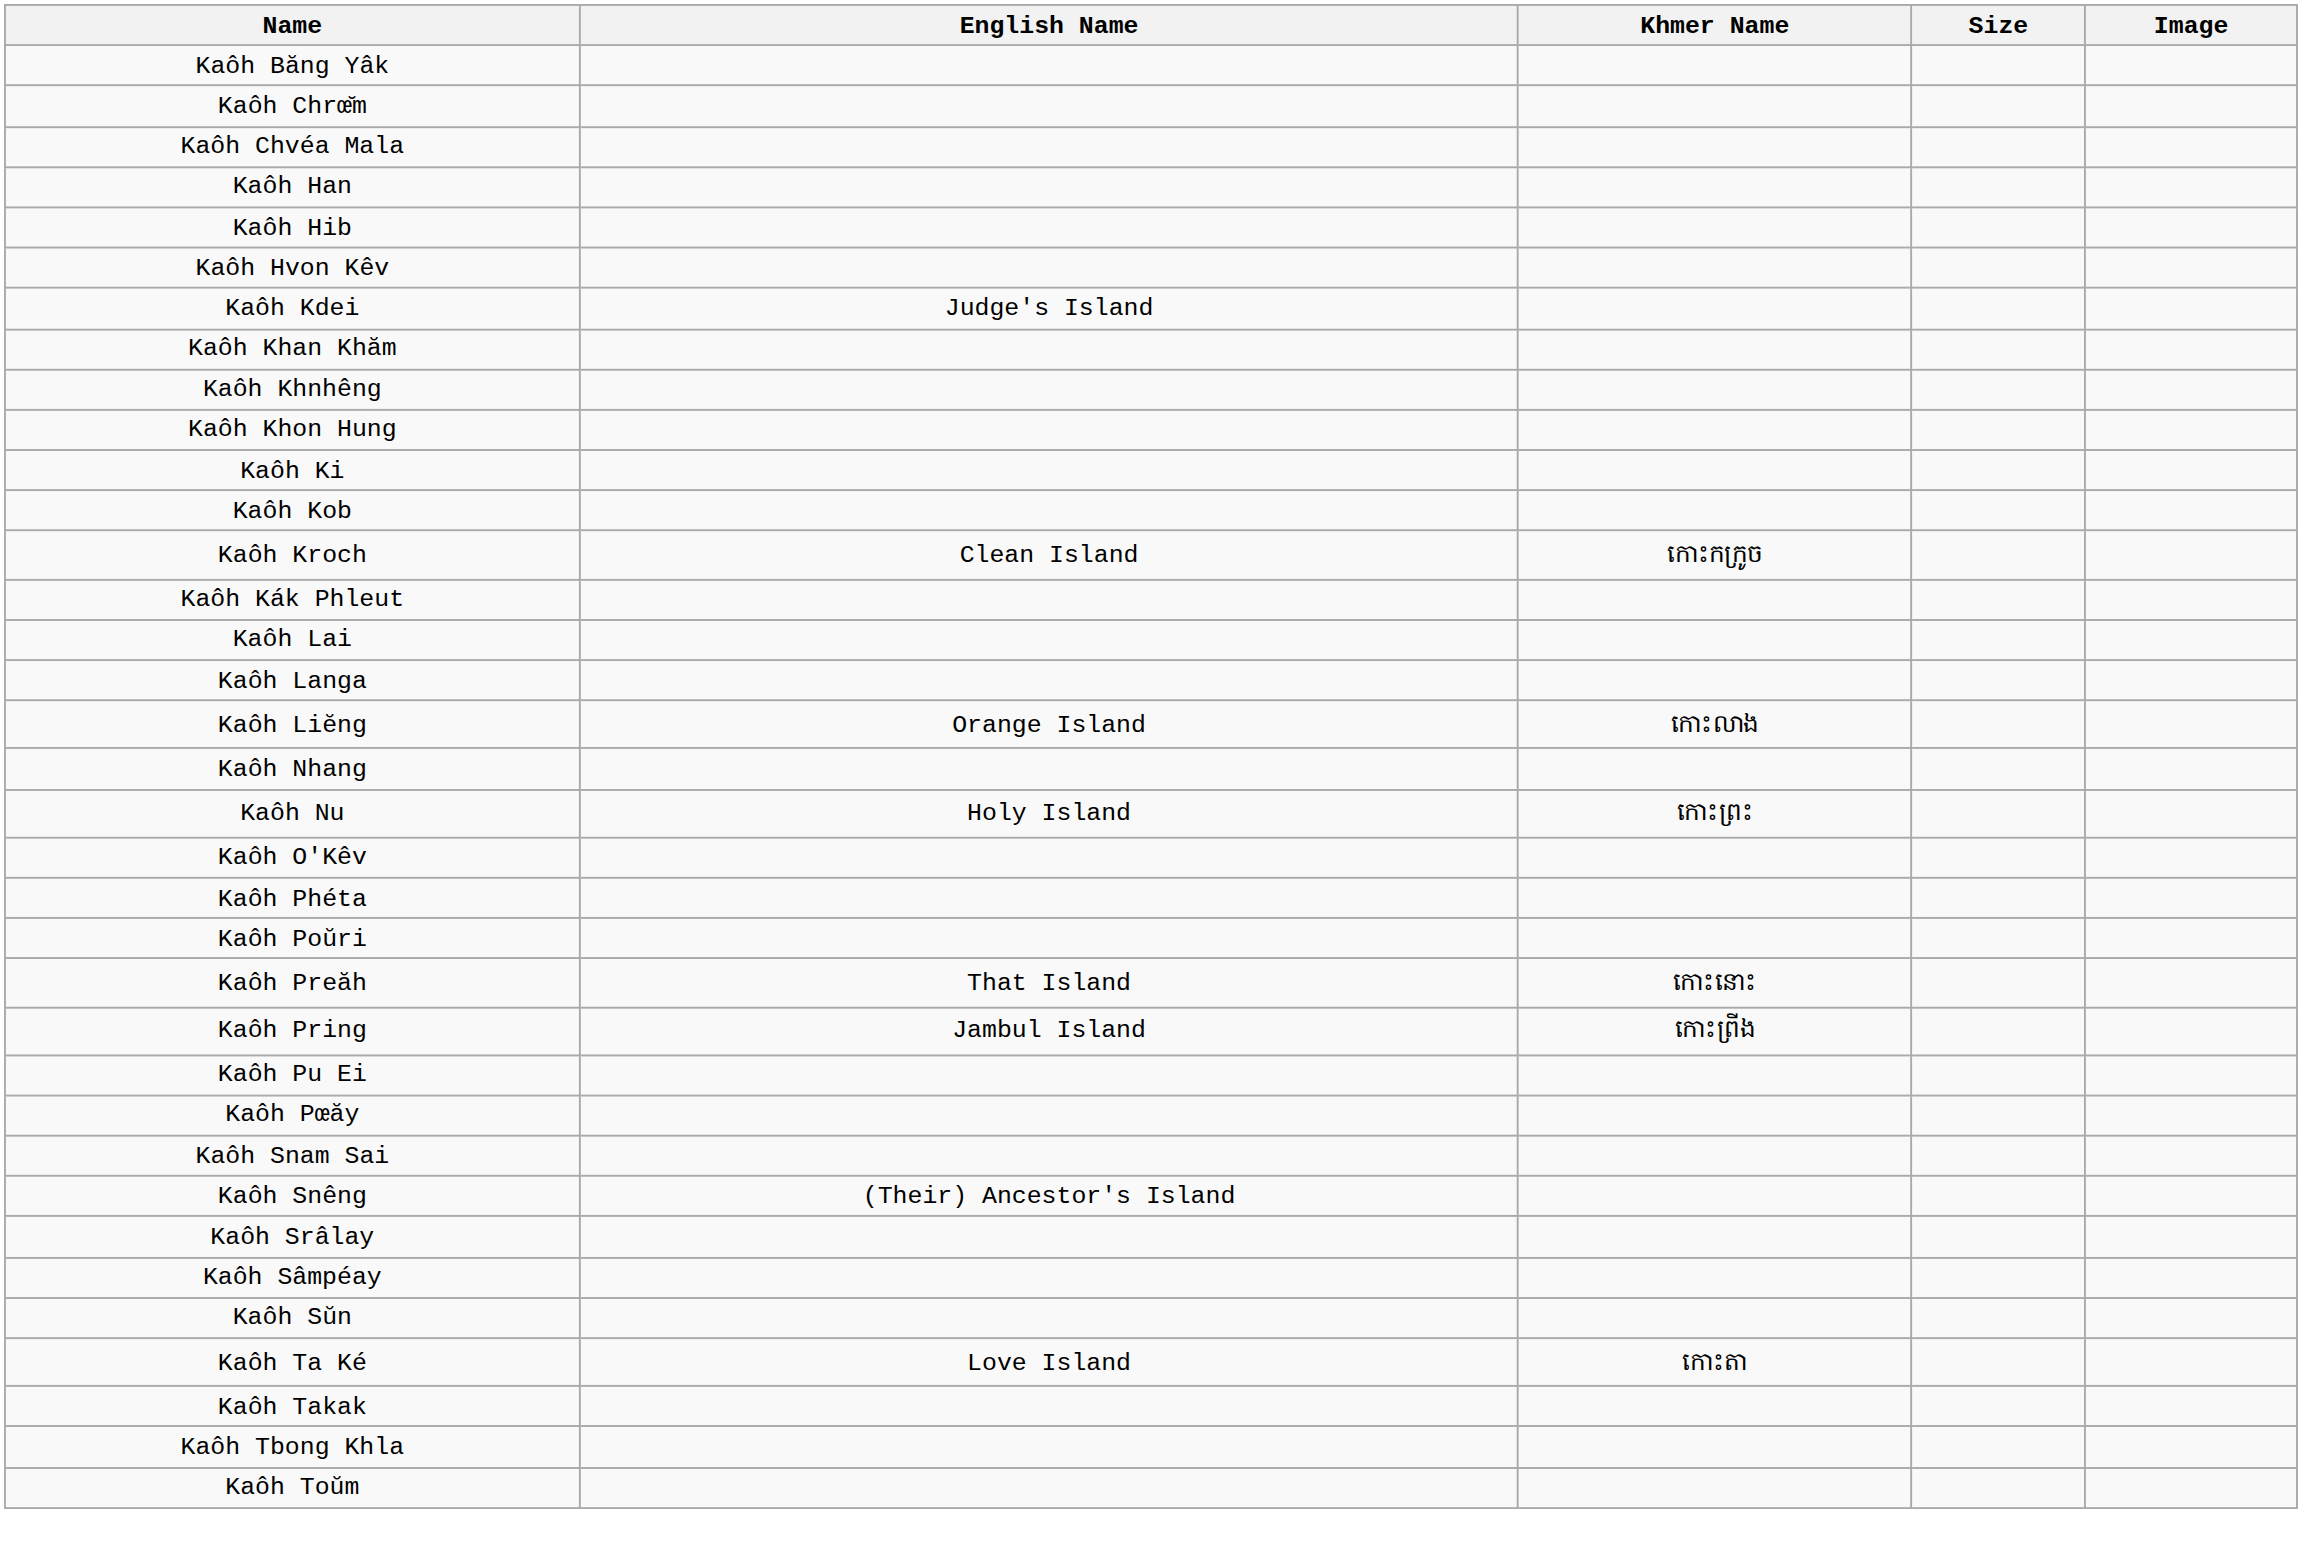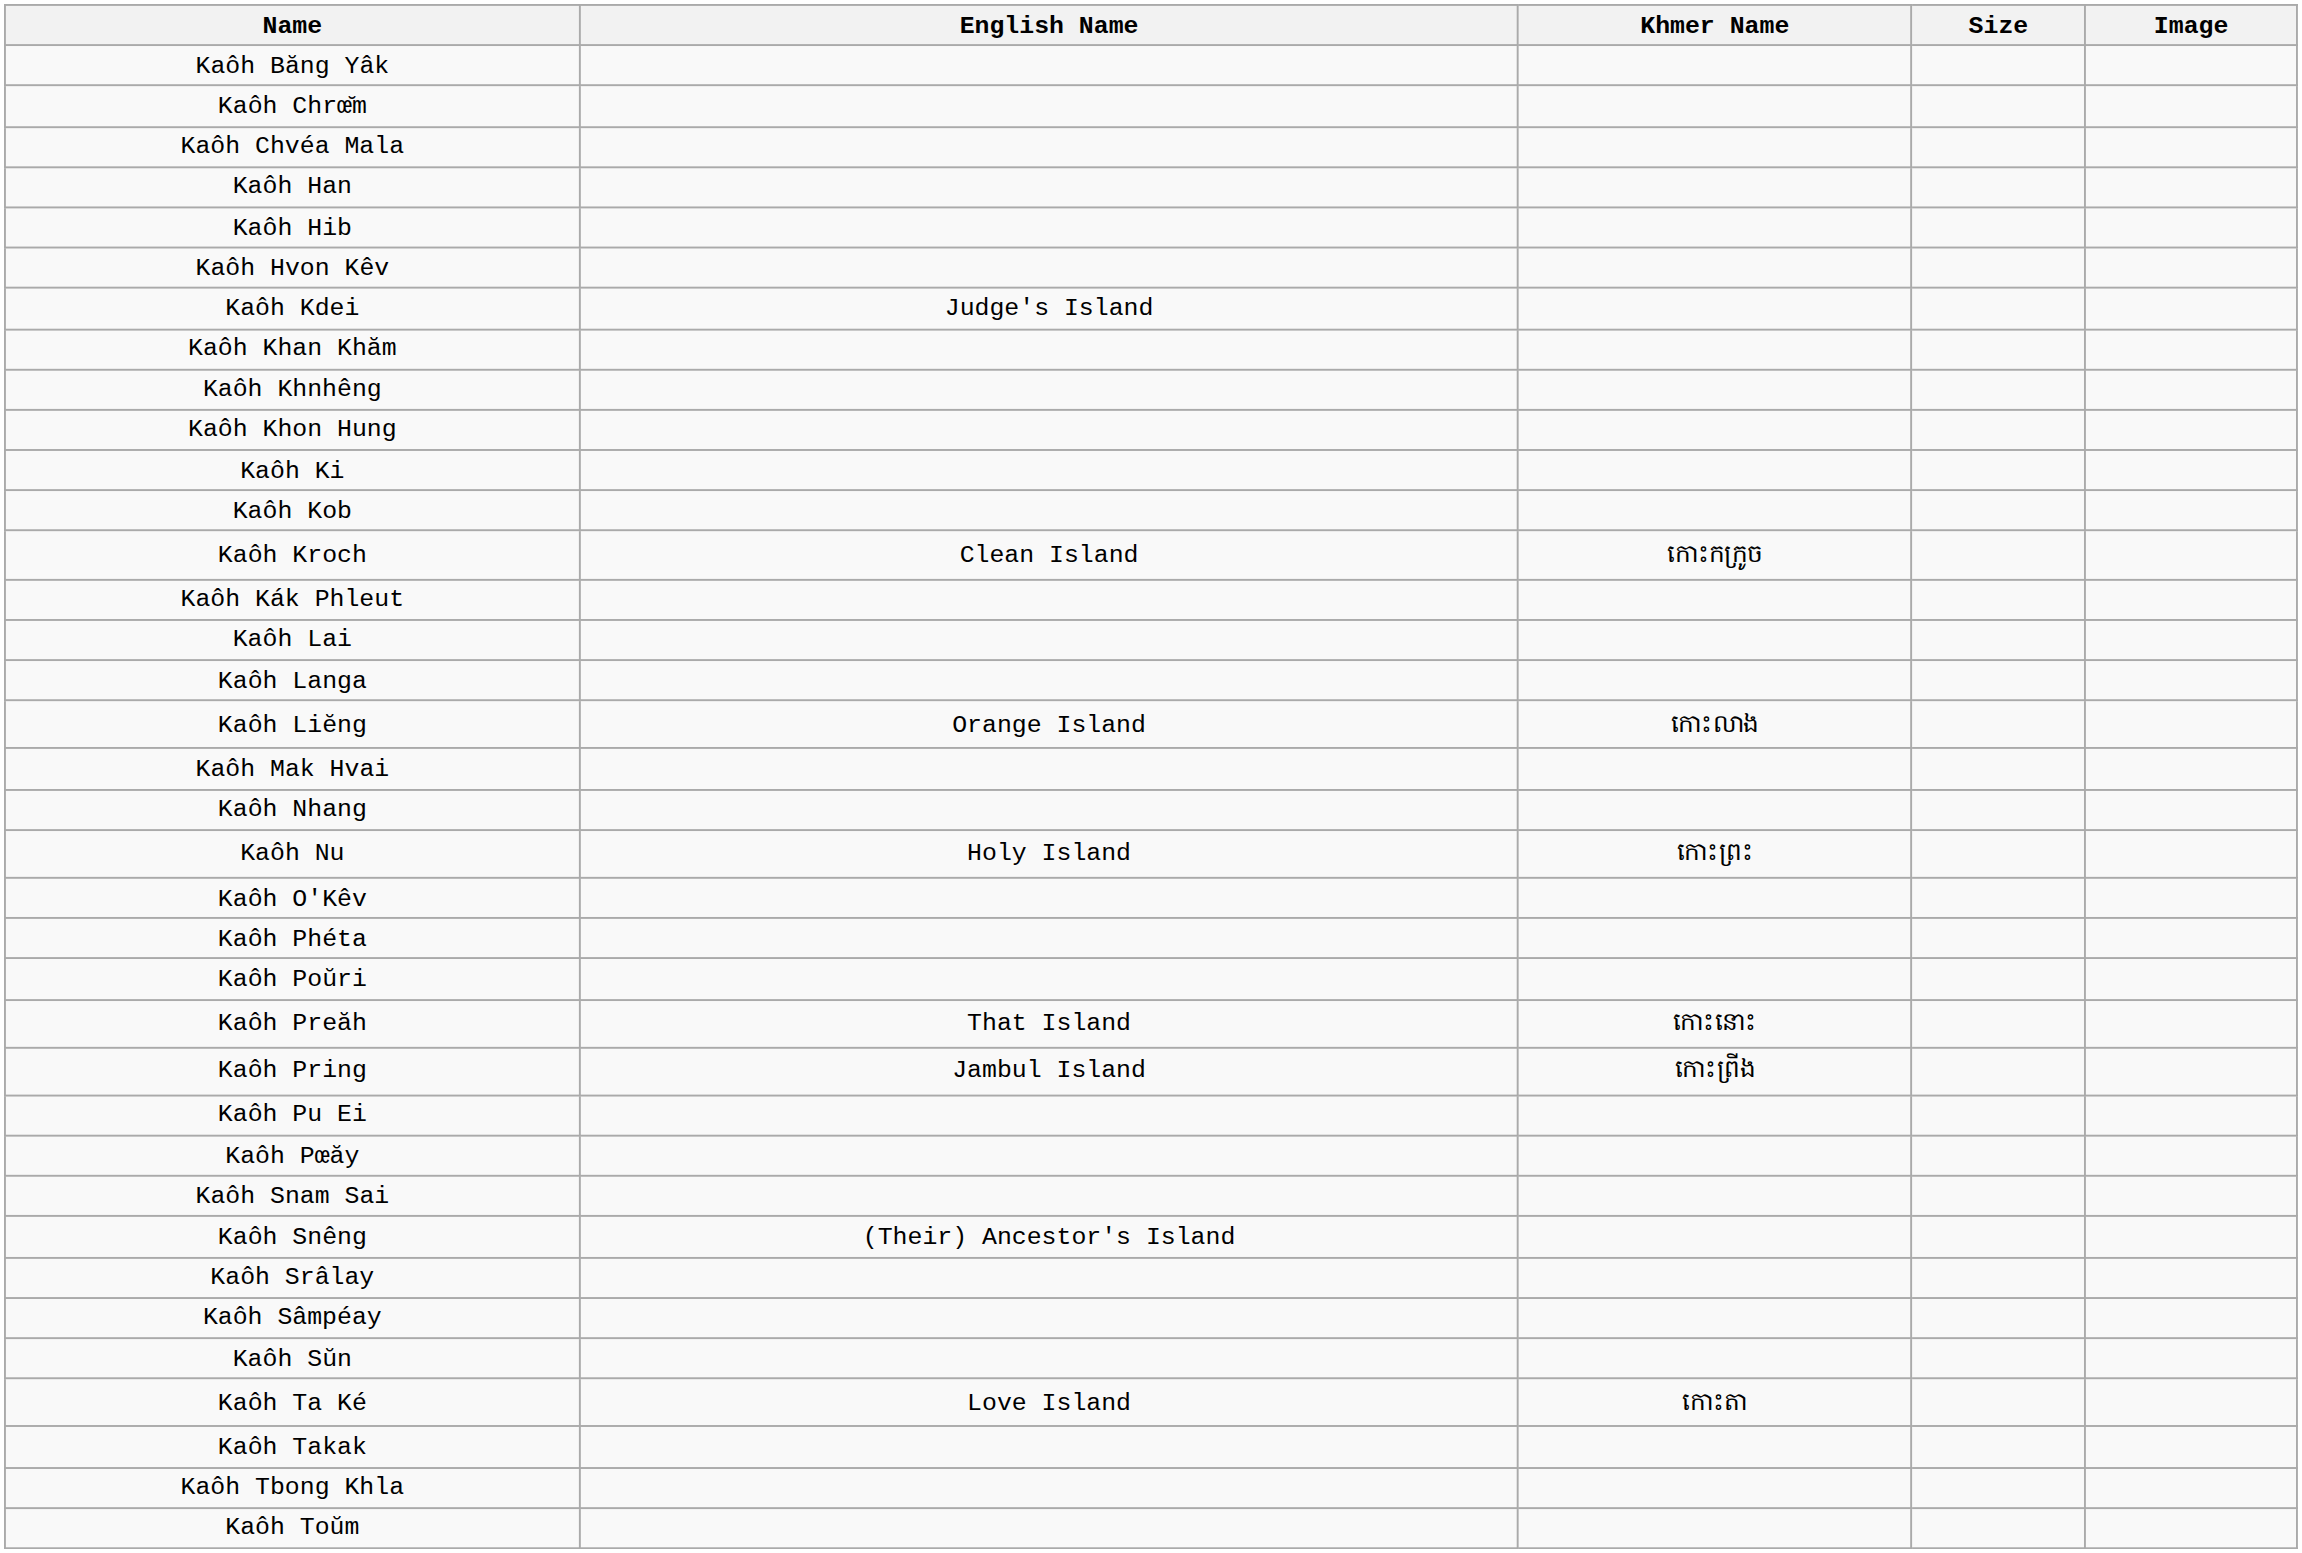+ row: (292, 769)
